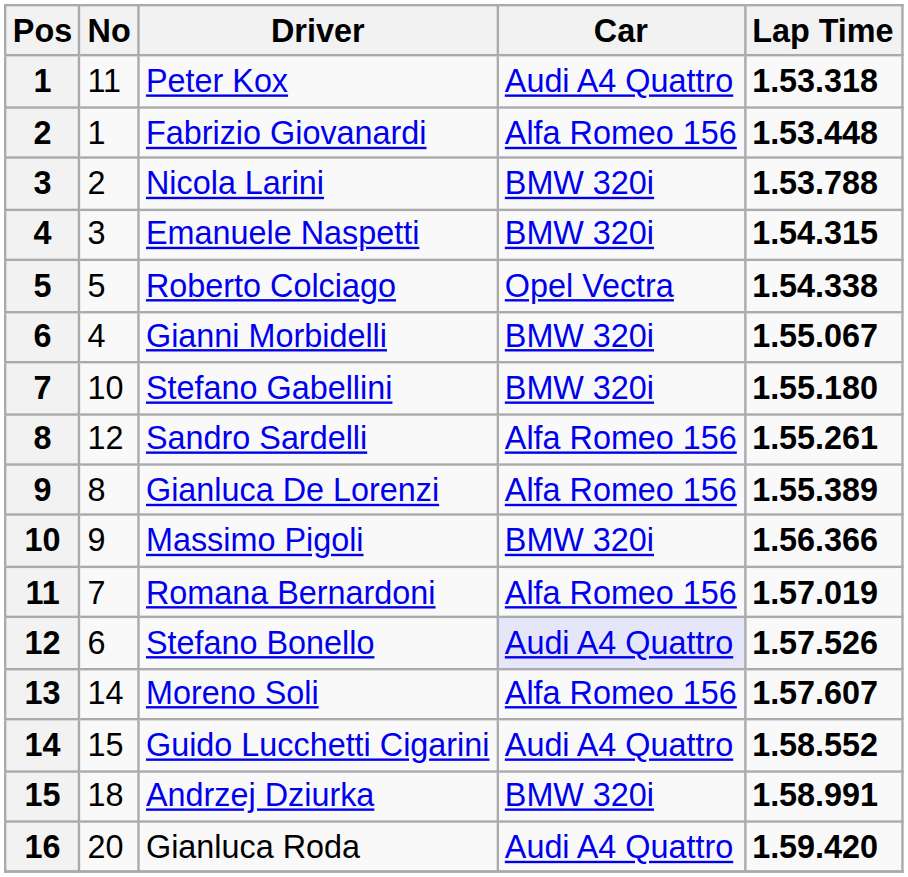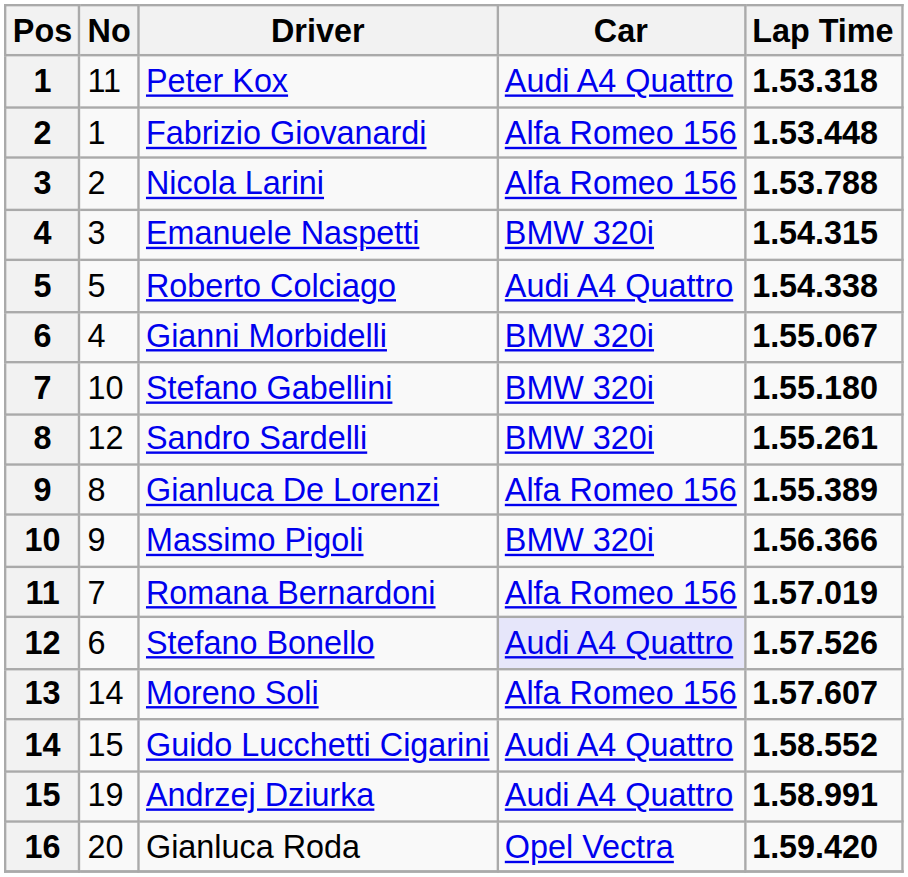(579, 183) BMW 320i -> (621, 183) Alfa Romeo 156
(589, 285) Opel Vectra -> (619, 285) Audi A4 Quattro
(621, 438) Alfa Romeo 156 -> (579, 438) BMW 320i
(106, 796) 18 -> (106, 796) 19
(579, 796) BMW 320i -> (619, 796) Audi A4 Quattro
(619, 847) Audi A4 Quattro -> (589, 847) Opel Vectra
